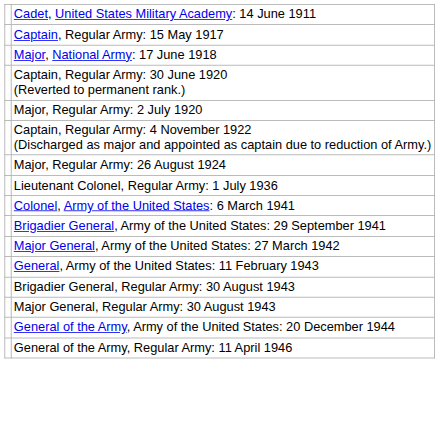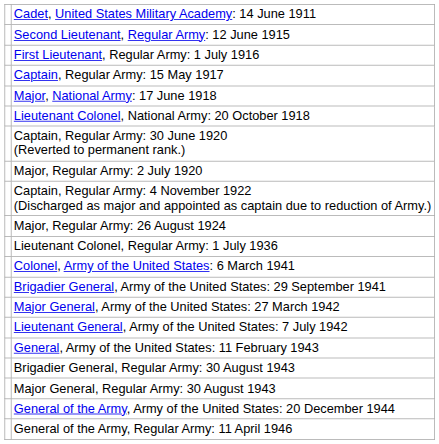+ row: (152, 34)
+ row: (137, 55)
+ row: (162, 116)
+ row: (181, 327)
